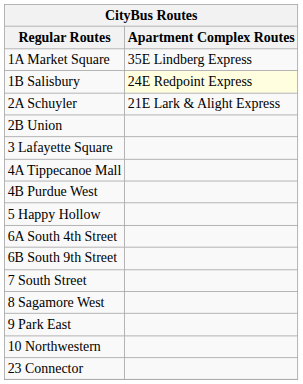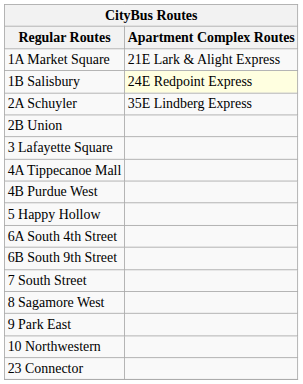(190, 59) 35E Lindberg Express -> (204, 59) 21E Lark & Alight Express
(204, 103) 21E Lark & Alight Express -> (190, 103) 35E Lindberg Express
